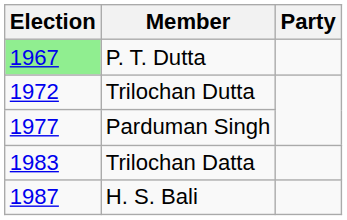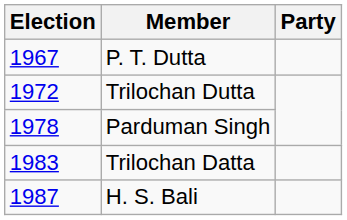(34, 57) lightgreen background -> (34, 57) no background
(34, 127) 1977 -> (34, 127) 1978
